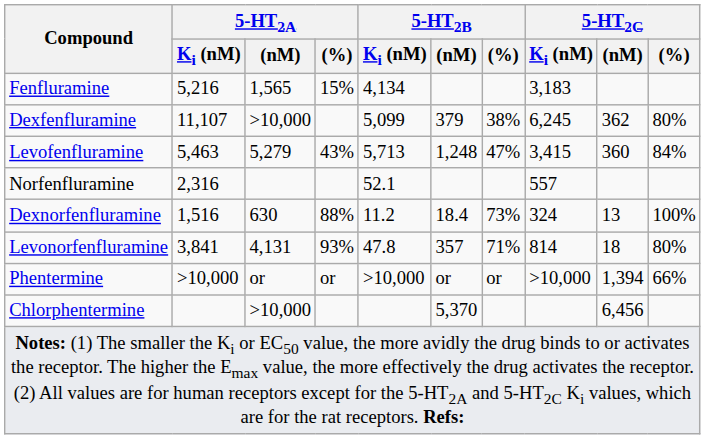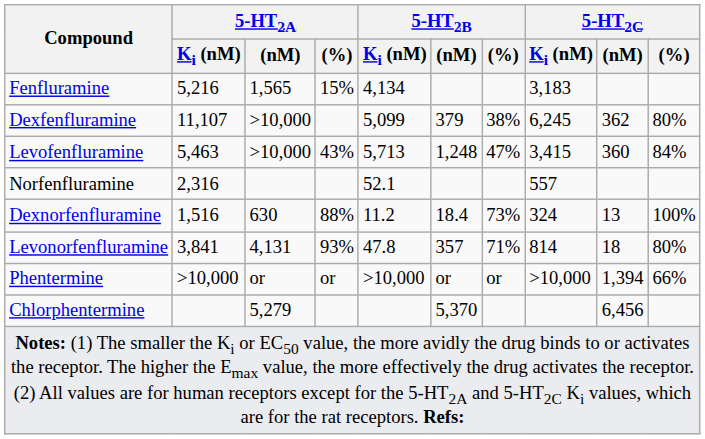(270, 151) 5,279 -> (280, 151) >10,000
(280, 310) >10,000 -> (270, 310) 5,279
